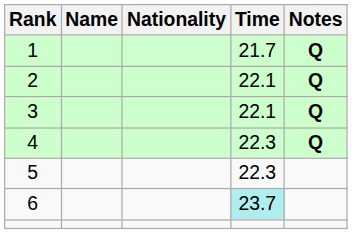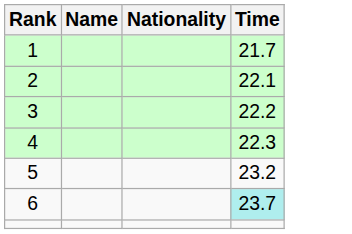- column: (316, 19)
(257, 111) 22.1 -> (257, 111) 22.2
(257, 173) 22.3 -> (257, 173) 23.2
